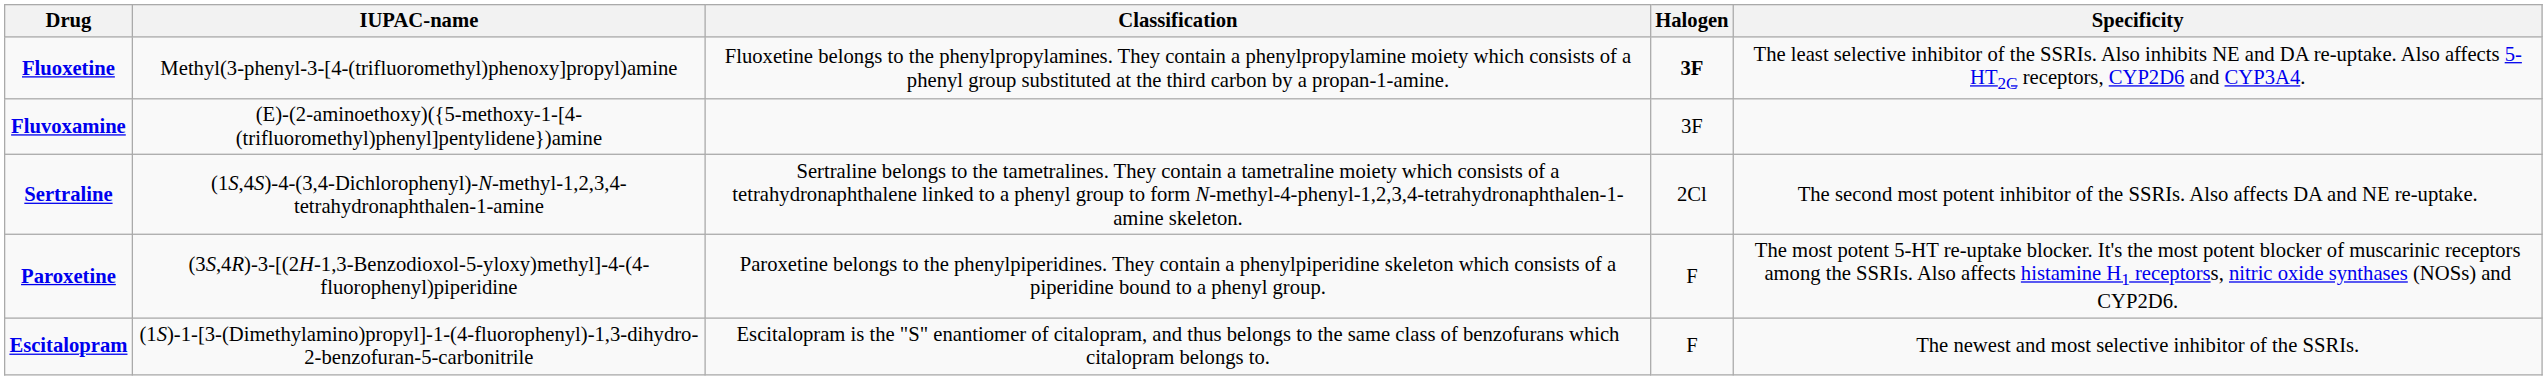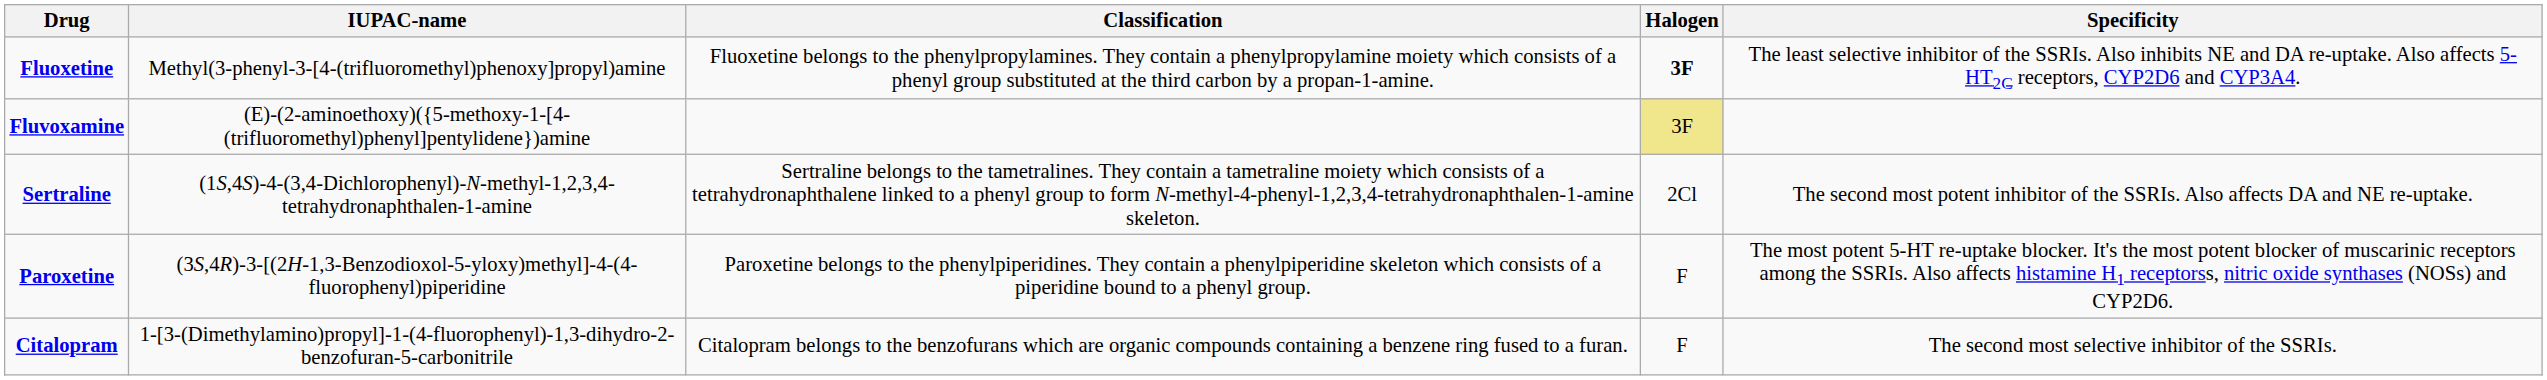(1692, 126) no background -> (1682, 126) khaki background
+ row: (67, 346)
- row: (68, 346)
